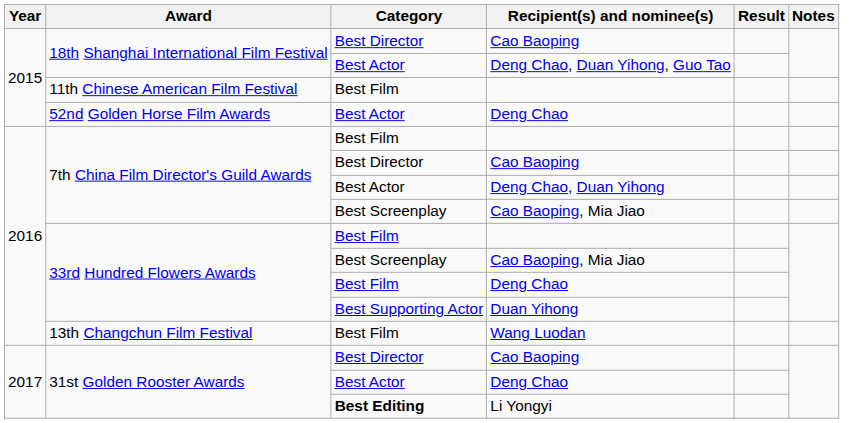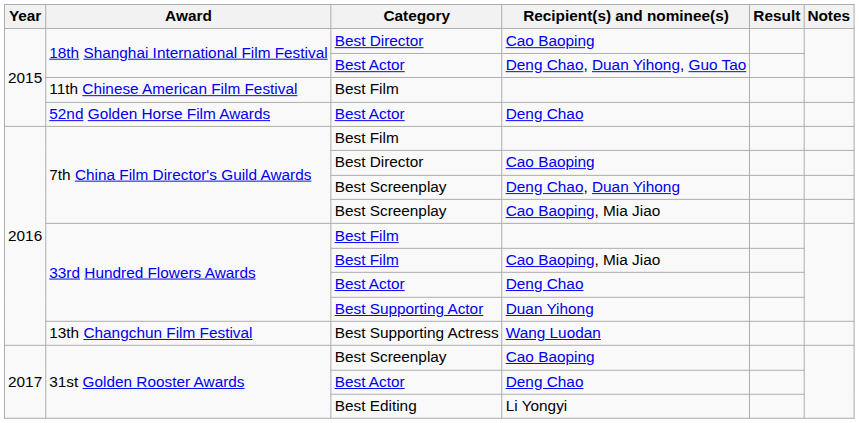(370, 187) Best Actor -> (391, 187) Best Screenplay
(391, 260) Best Screenplay -> (367, 260) Best Film
(367, 284) Best Film -> (370, 284) Best Actor
(367, 333) Best Film -> (417, 333) Best Supporting Actress
(379, 357) Best Director -> (391, 357) Best Screenplay
(380, 406) bold -> (376, 406) normal
